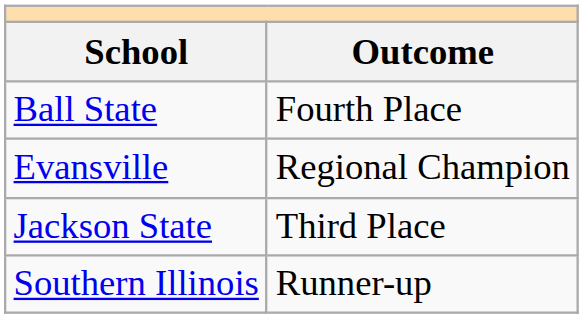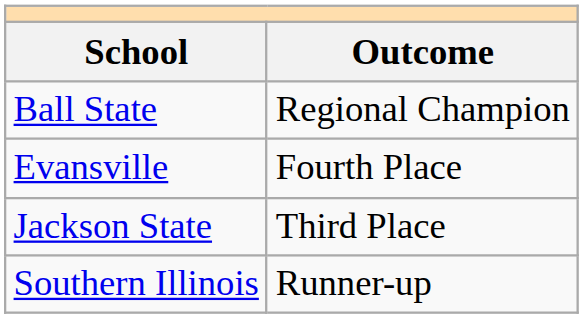(369, 109) Fourth Place -> (423, 109) Regional Champion
(423, 167) Regional Champion -> (369, 167) Fourth Place
